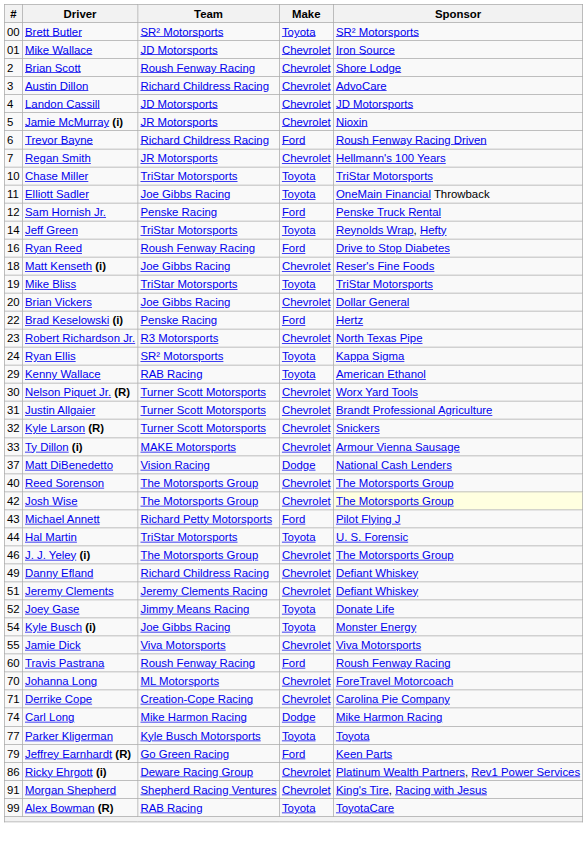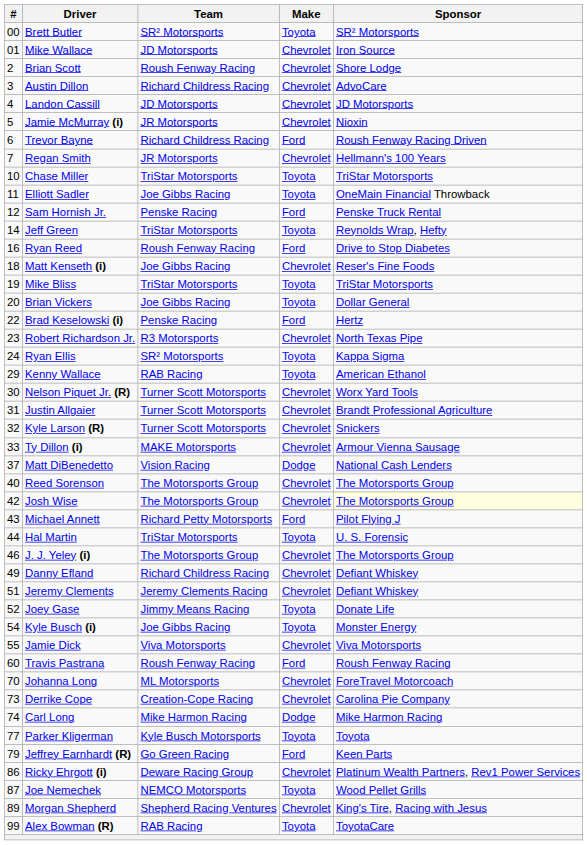(306, 302) Chevrolet -> (299, 302) Toyota
(13, 699) 71 -> (13, 699) 73
+ row: (63, 790)
(13, 790) 91 -> (13, 808) 89
